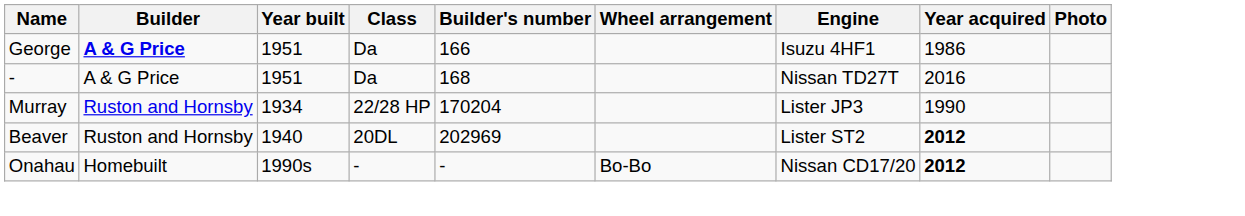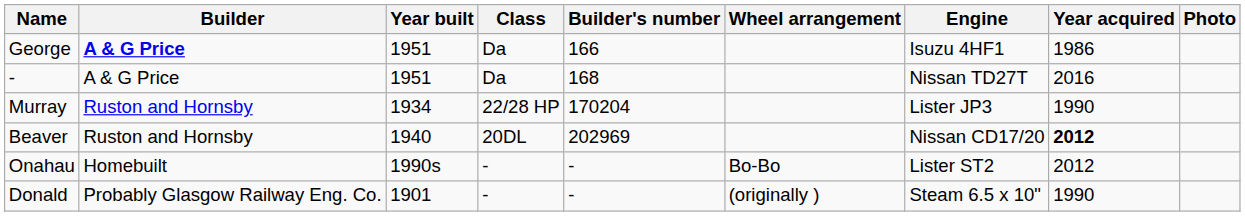(823, 136) Lister ST2 -> (977, 136) Nissan CD17/20
(848, 166) Nissan CD17/20 -> (952, 166) Lister ST2
(945, 166) bold -> (1074, 166) normal
+ row: (38, 195)
